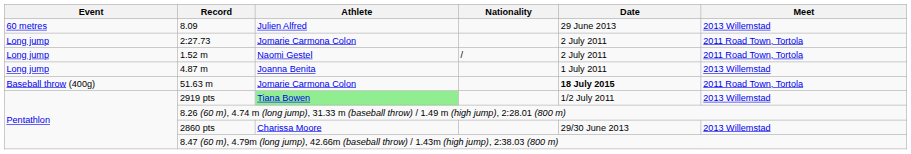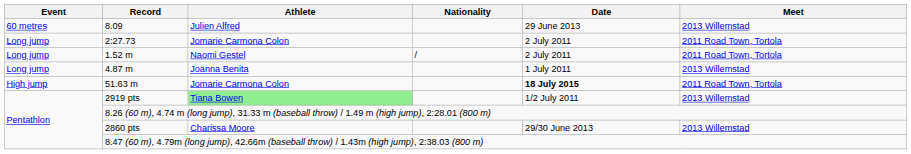(51, 84) Baseball throw (400g) -> (27, 84) High jump
